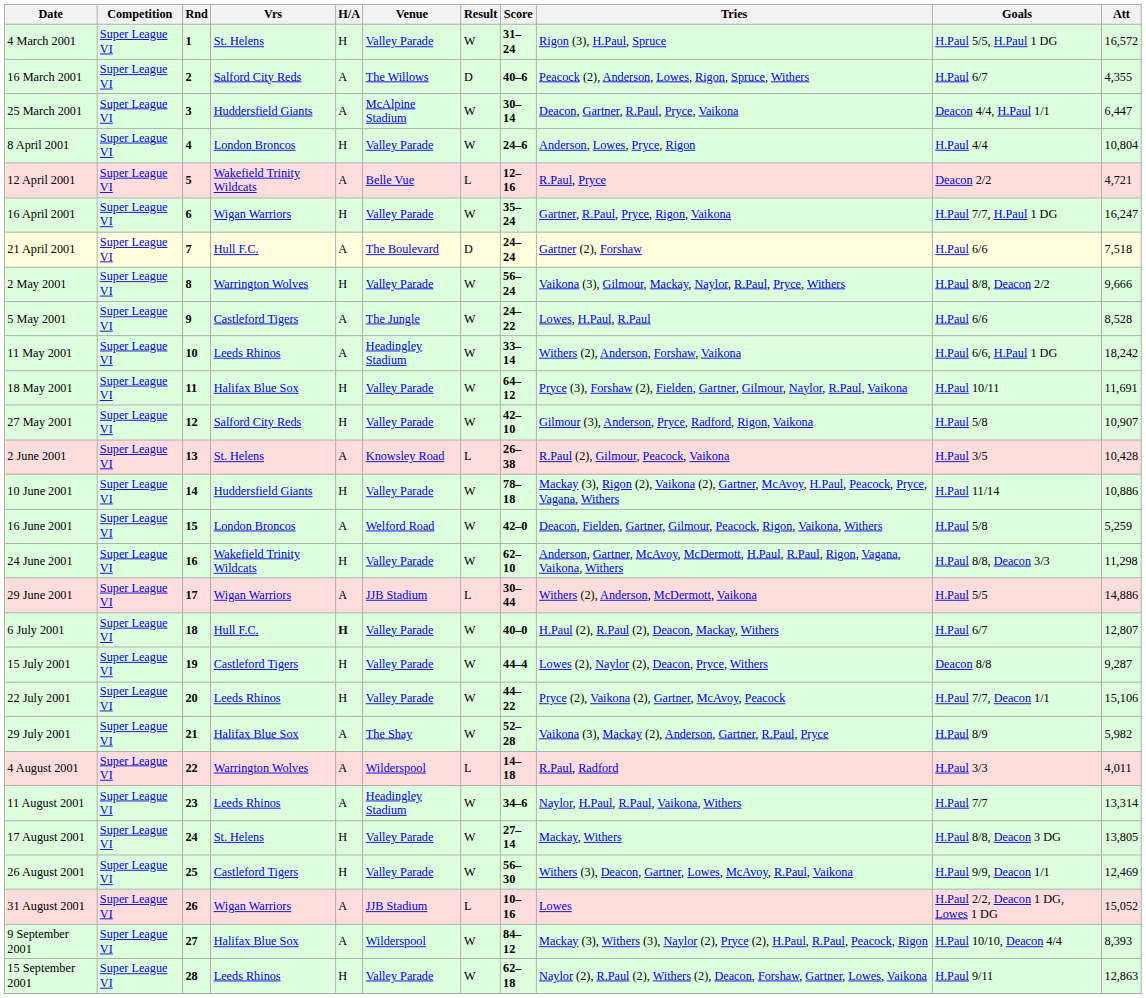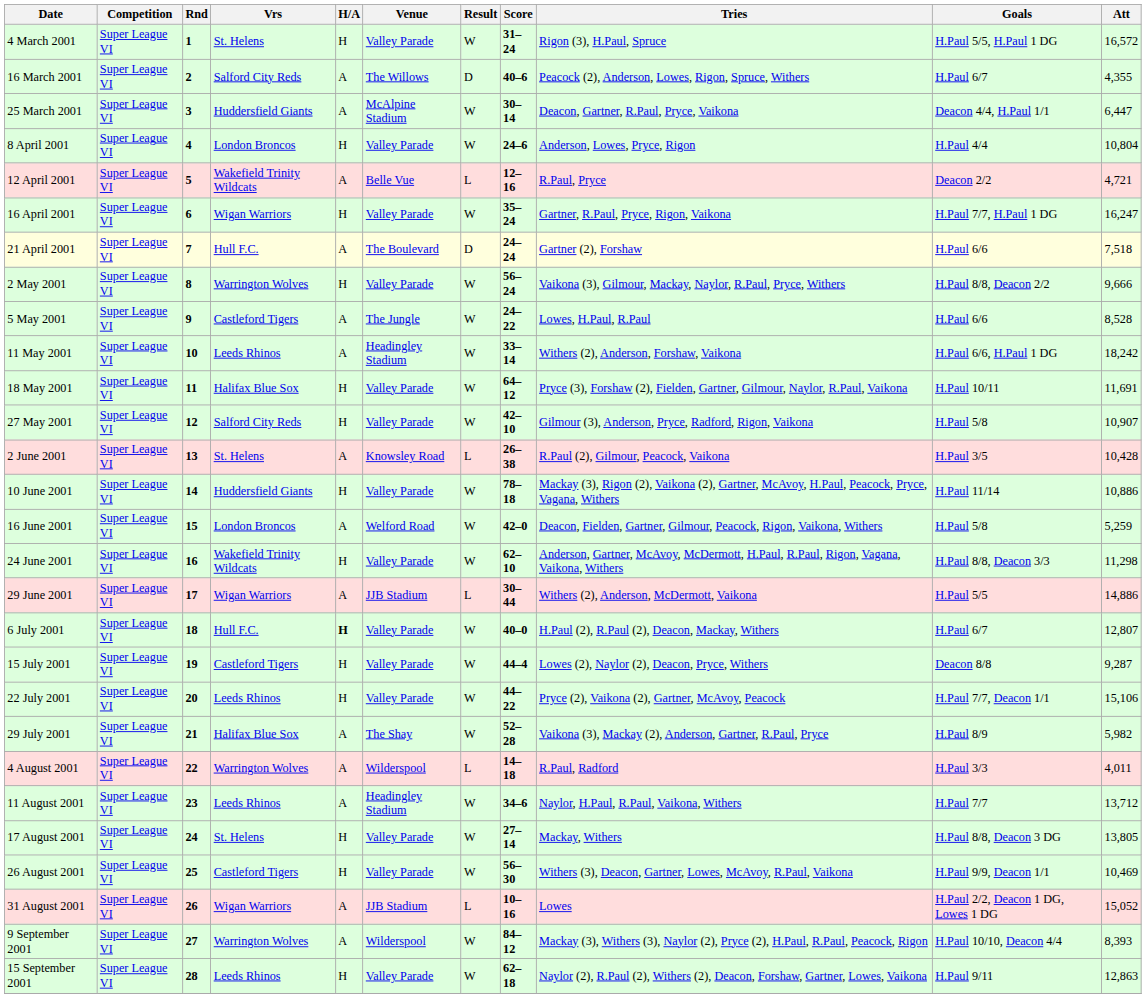(1121, 802) 13,314 -> (1121, 802) 13,712
(1121, 871) 12,469 -> (1121, 871) 10,469
(256, 941) Halifax Blue Sox -> (261, 941) Warrington Wolves
